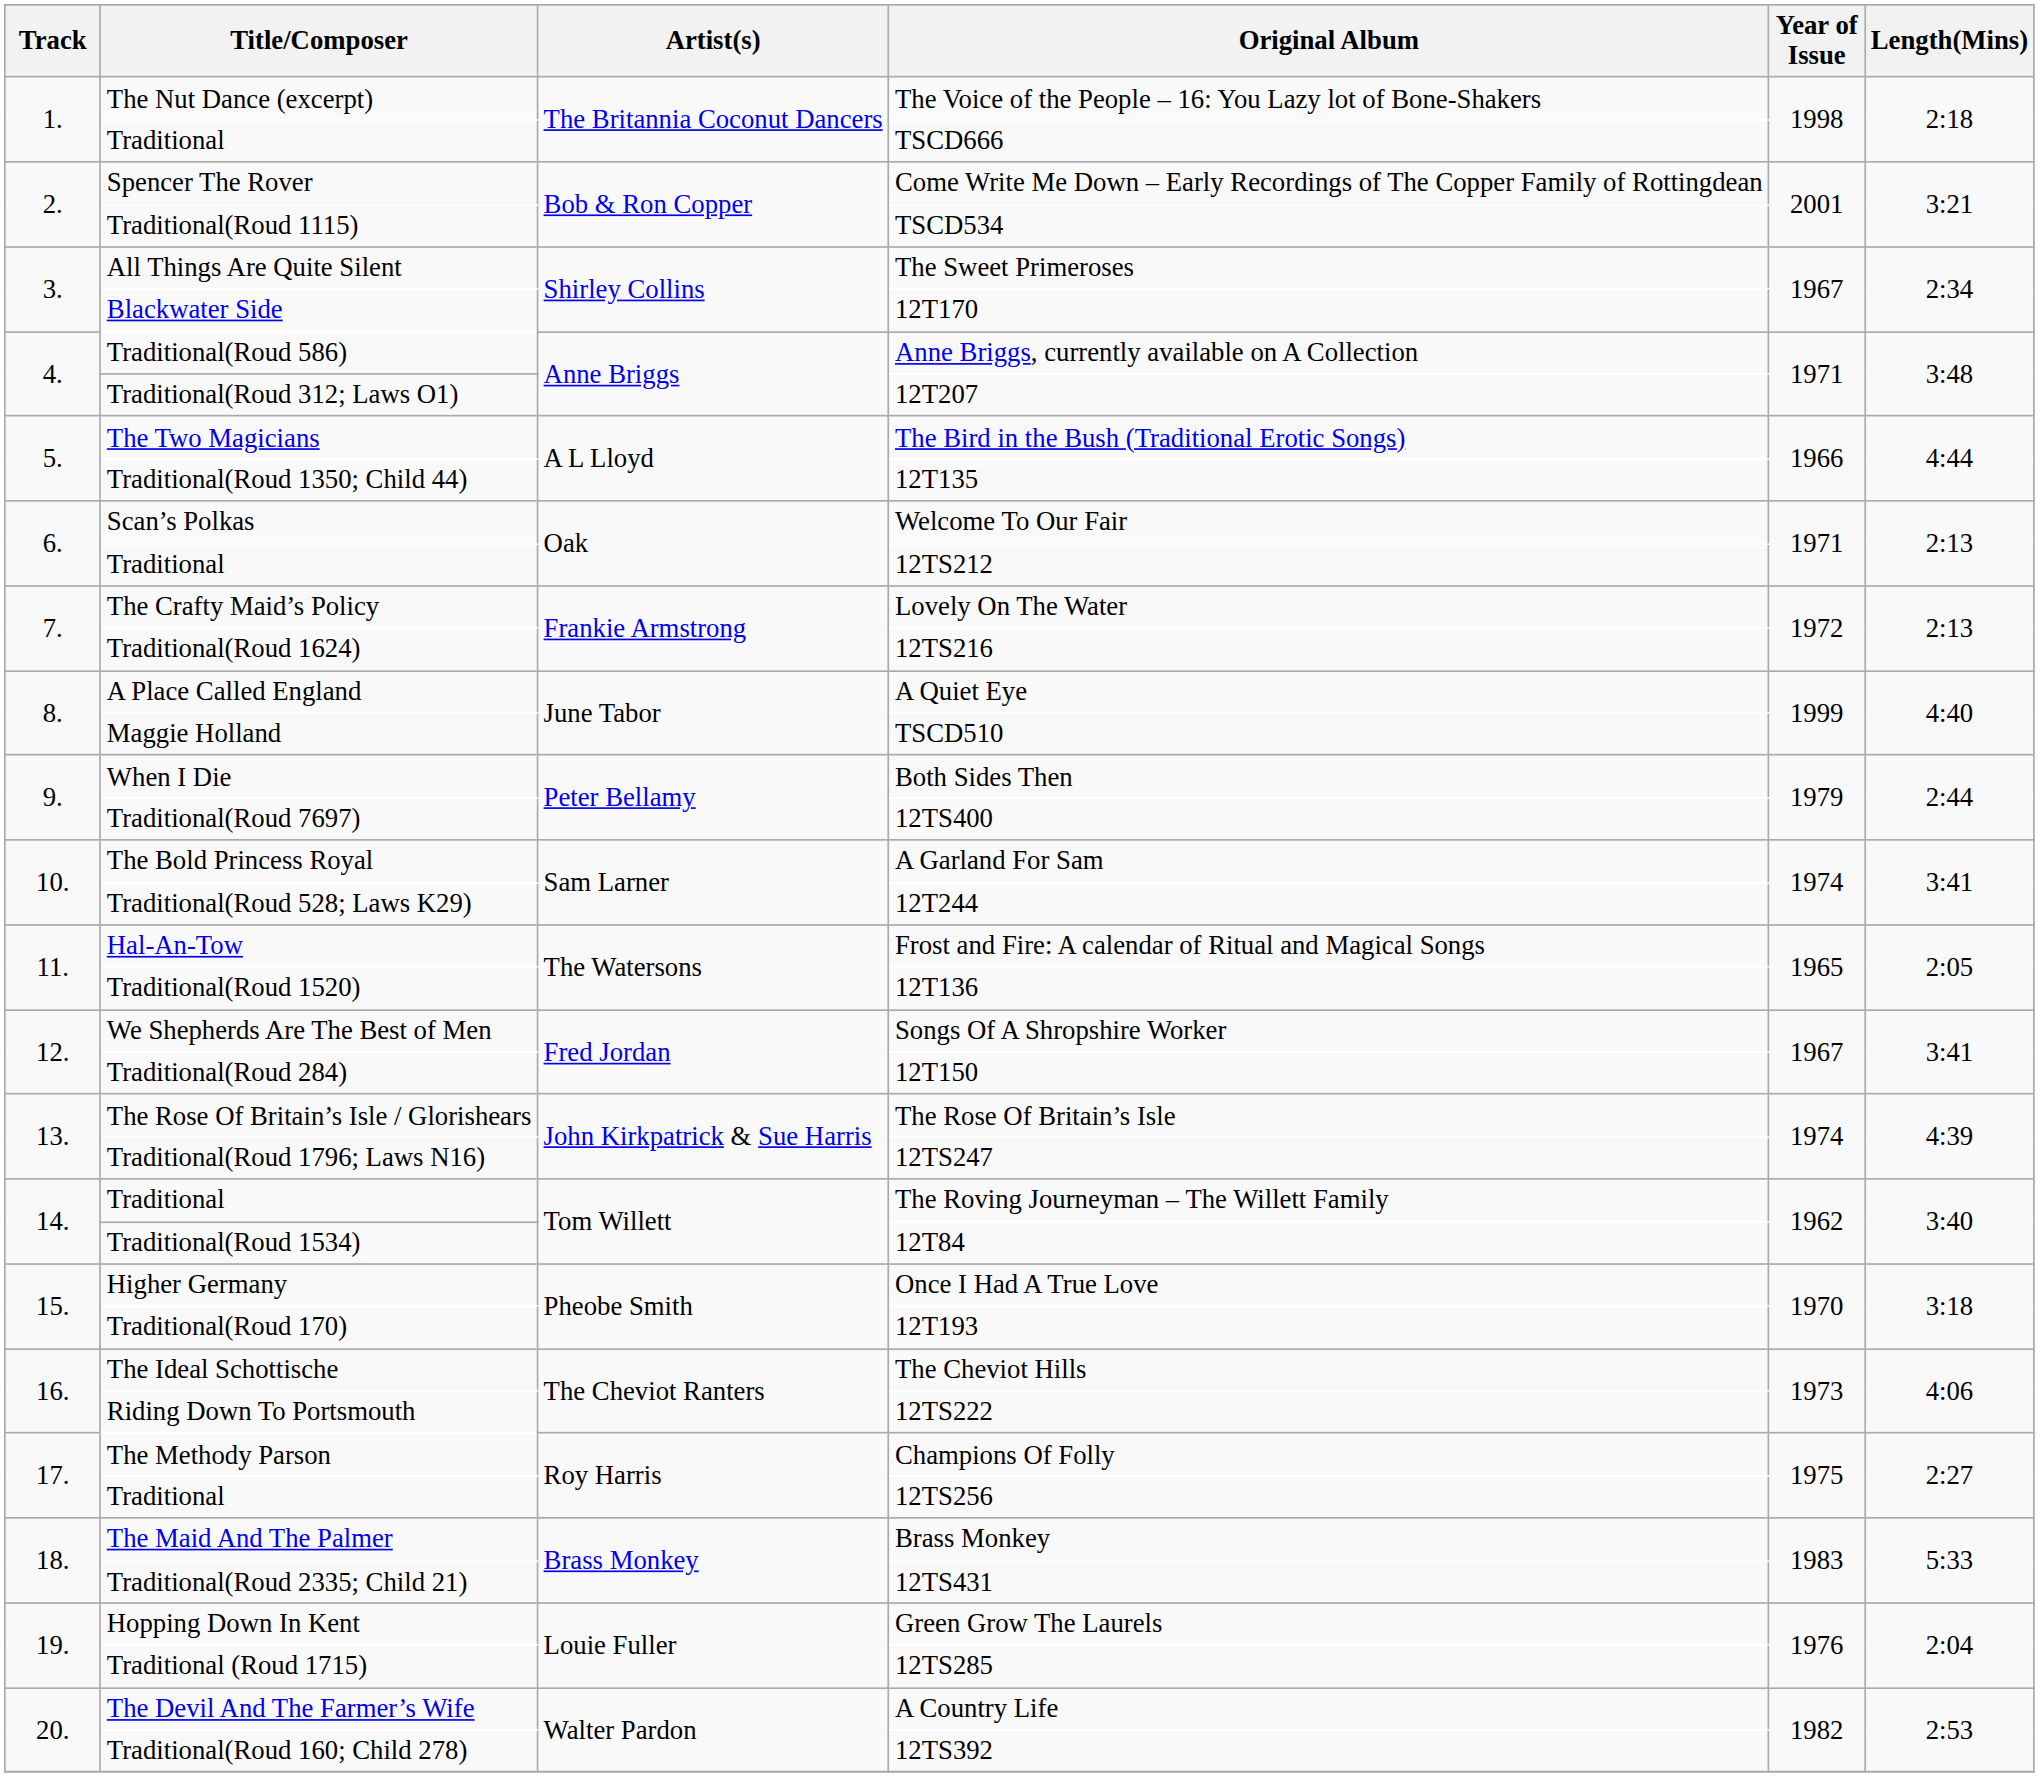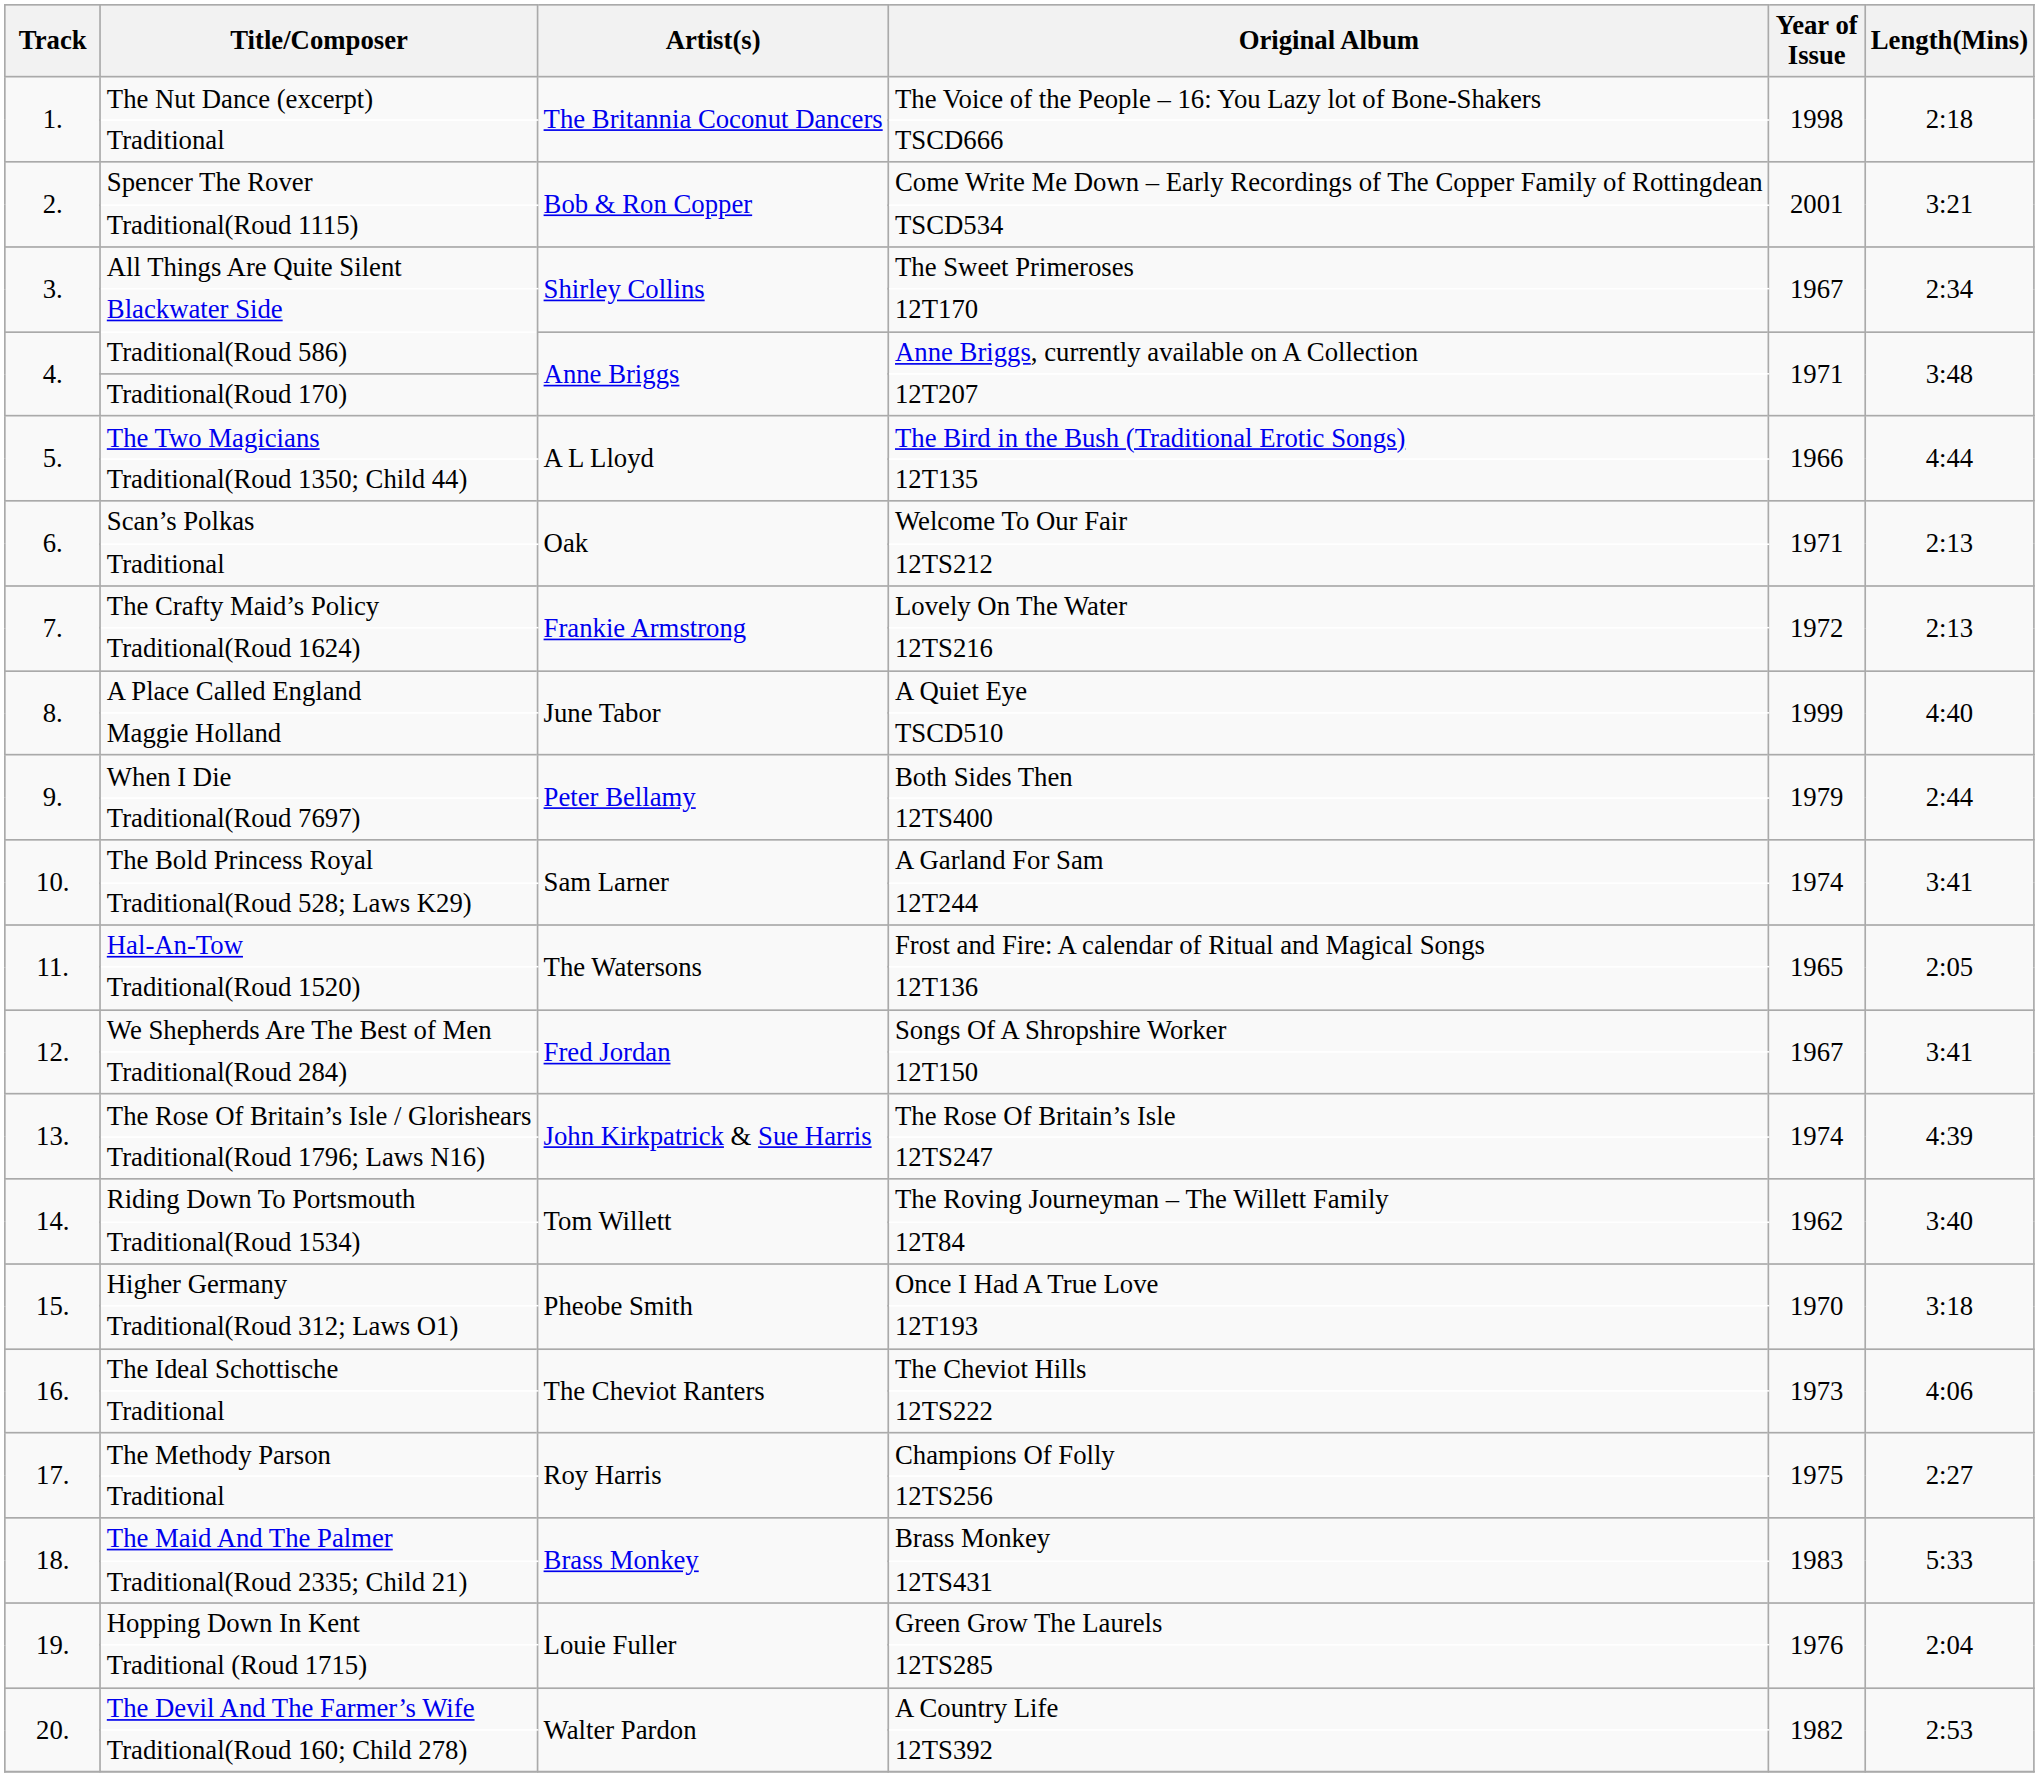(283, 394) Traditional(Roud 312; Laws O1) -> (227, 394) Traditional(Roud 170)
(166, 1199) Traditional -> (261, 1199) Riding Down To Portsmouth
(227, 1327) Traditional(Roud 170) -> (283, 1327) Traditional(Roud 312; Laws O1)
(261, 1411) Riding Down To Portsmouth -> (166, 1411) Traditional
